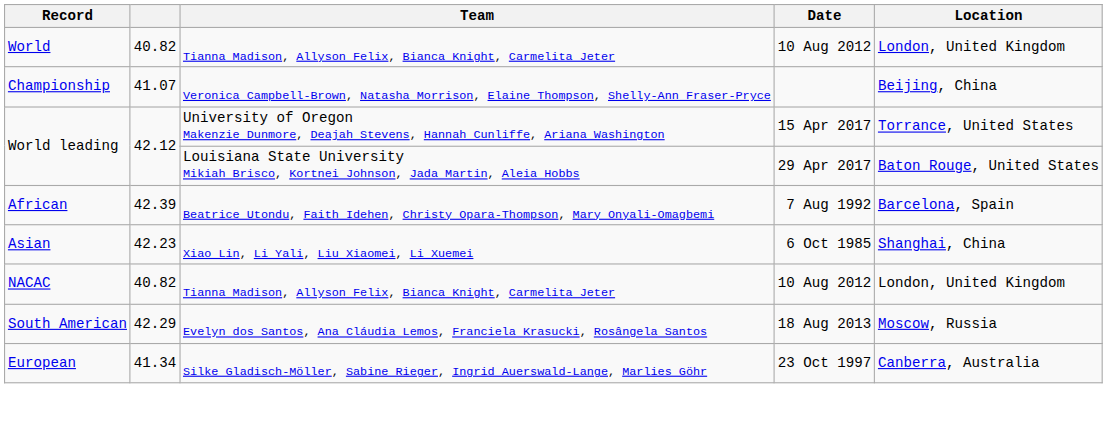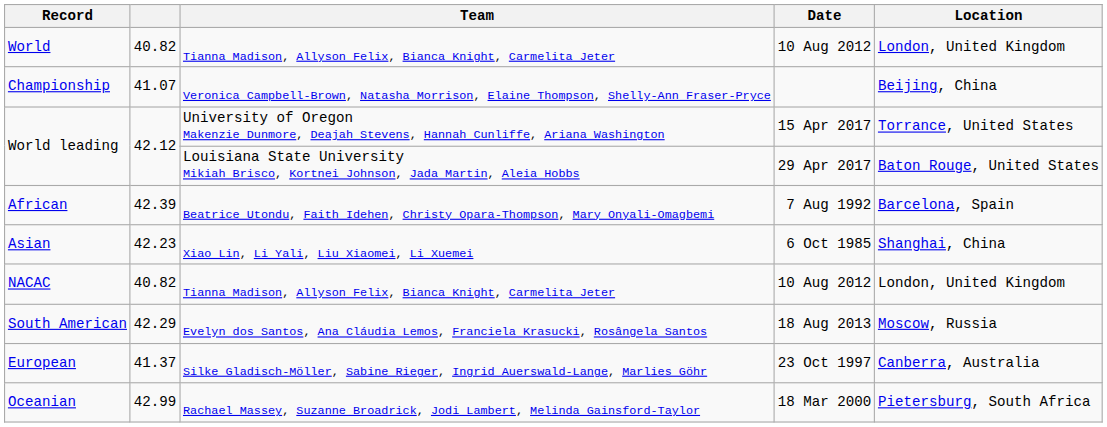(155, 363) 41.34 -> (155, 363) 41.37
+ row: (42, 402)
